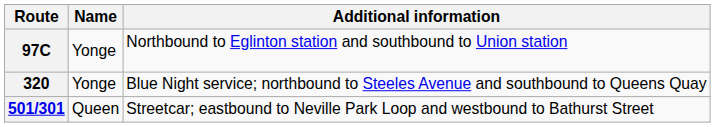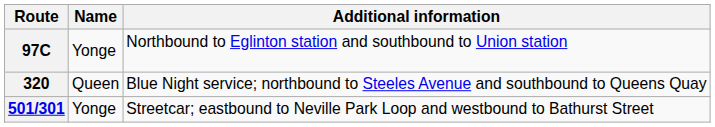(94, 84) Yonge -> (96, 84) Queen
(96, 109) Queen -> (94, 109) Yonge
